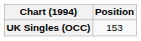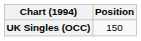(115, 28) 153 -> (115, 28) 150
